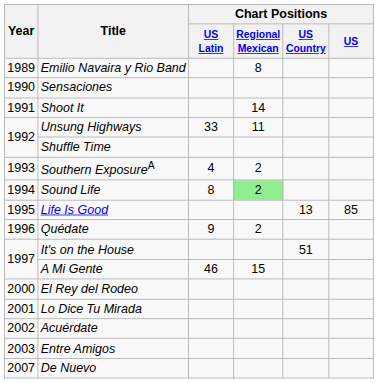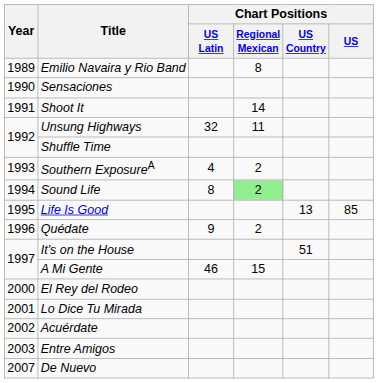(211, 127) 33 -> (211, 127) 32
